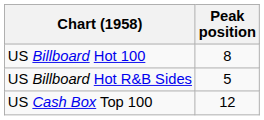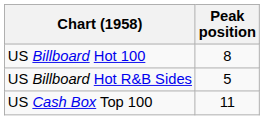(227, 102) 12 -> (227, 102) 11
